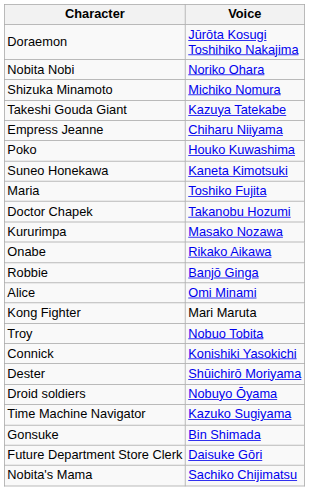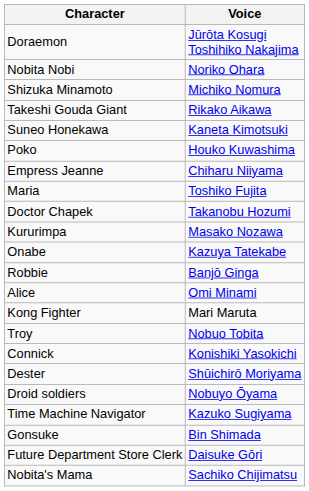(237, 110) Kazuya Tatekabe -> (230, 110) Rikako Aikawa
rows swapped: (58, 171) <-> (55, 130)
(230, 252) Rikako Aikawa -> (237, 252) Kazuya Tatekabe
